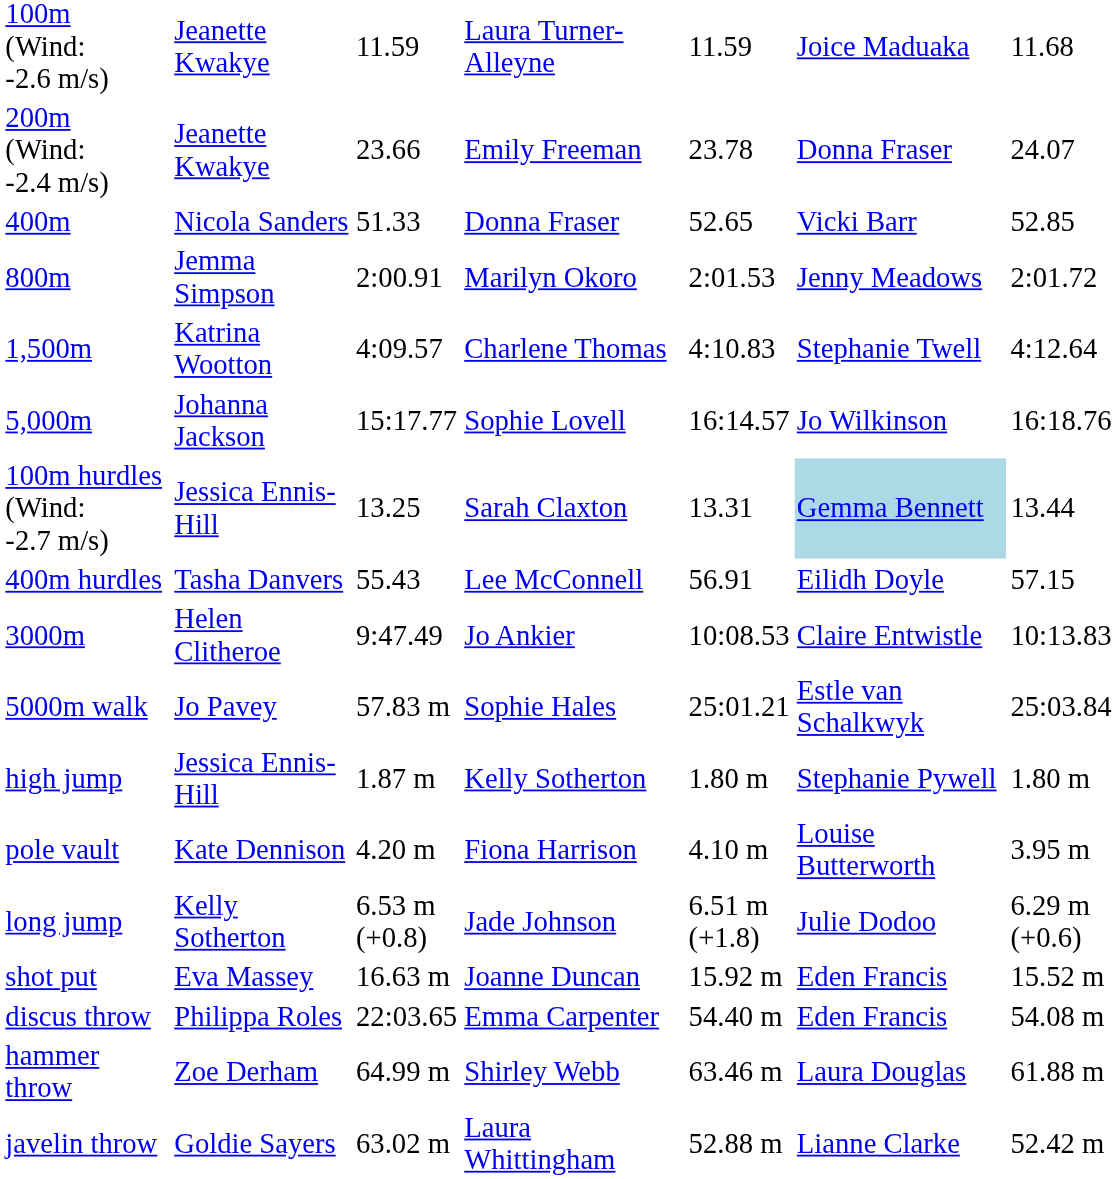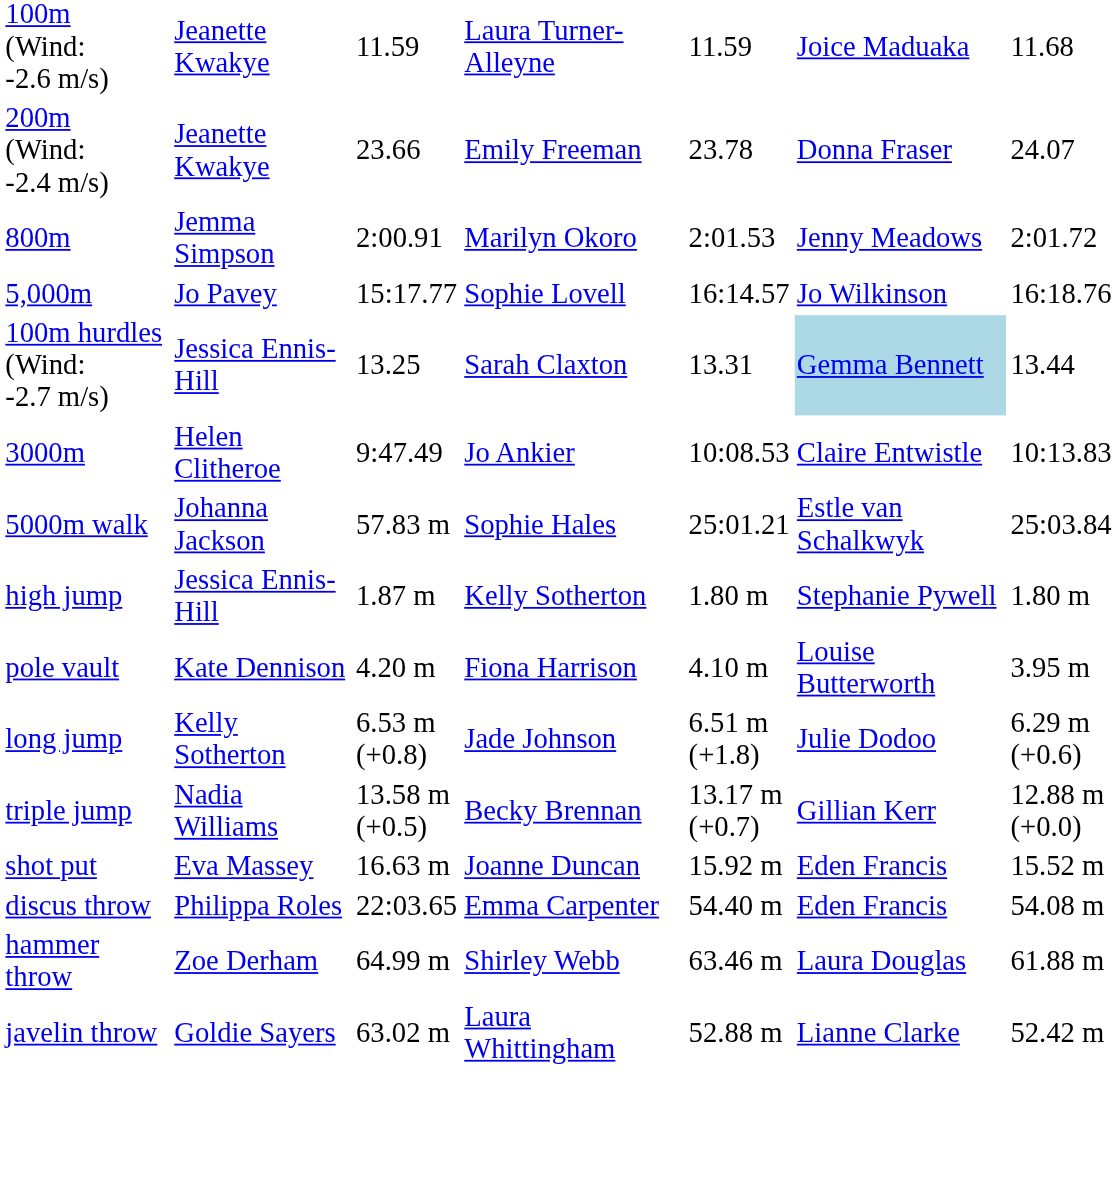- row: (38, 221)
- row: (49, 348)
(221, 420) Johanna Jackson -> (226, 293) Jo Pavey
- row: (84, 579)
(226, 706) Jo Pavey -> (221, 524) Johanna Jackson
+ row: (69, 810)
